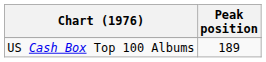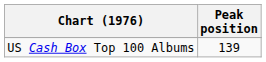(229, 47) 189 -> (229, 47) 139
